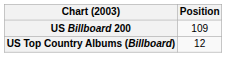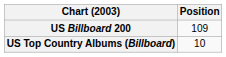(200, 44) 12 -> (200, 44) 10
